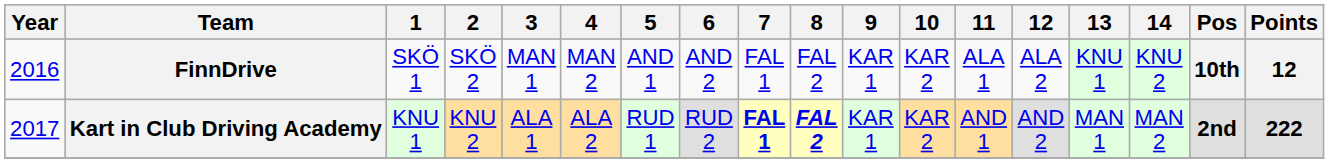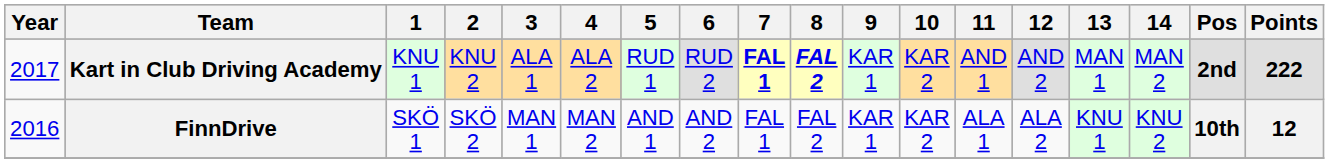rows swapped: (226, 69) <-> (226, 128)
